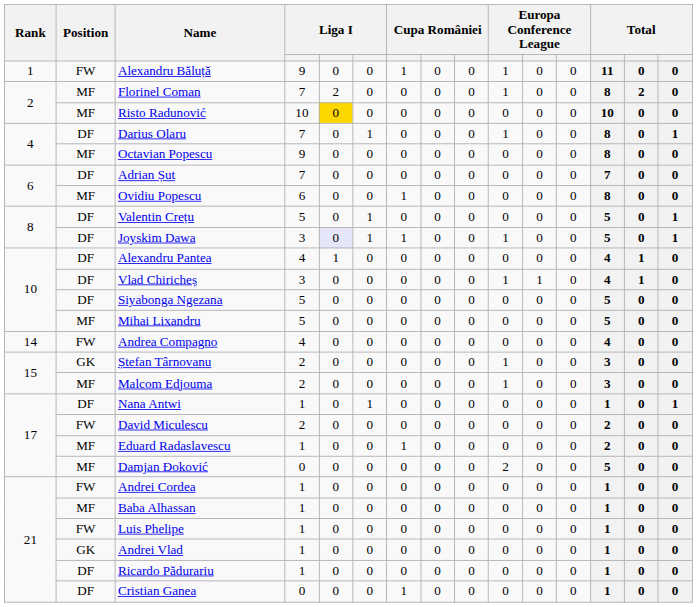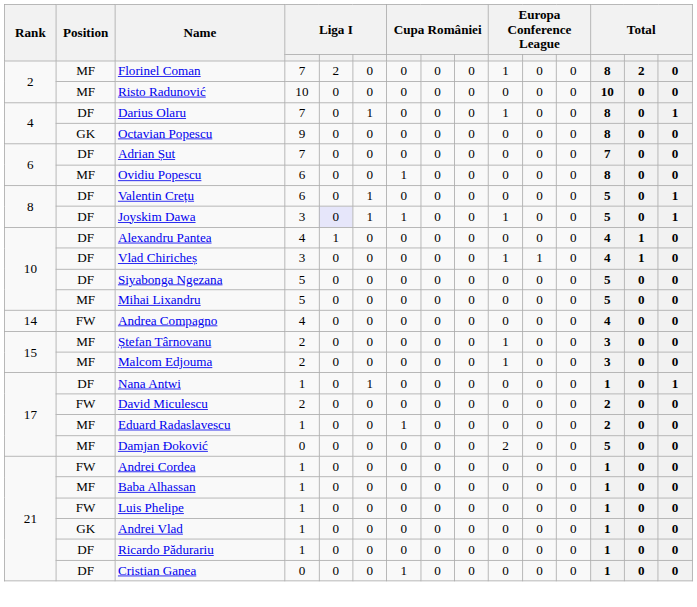- row: (164, 71)
(336, 112) gold background -> (336, 92) no background
(86, 154) MF -> (86, 133) GK
(302, 216) 5 -> (302, 196) 6
(86, 362) GK -> (86, 341) MF
